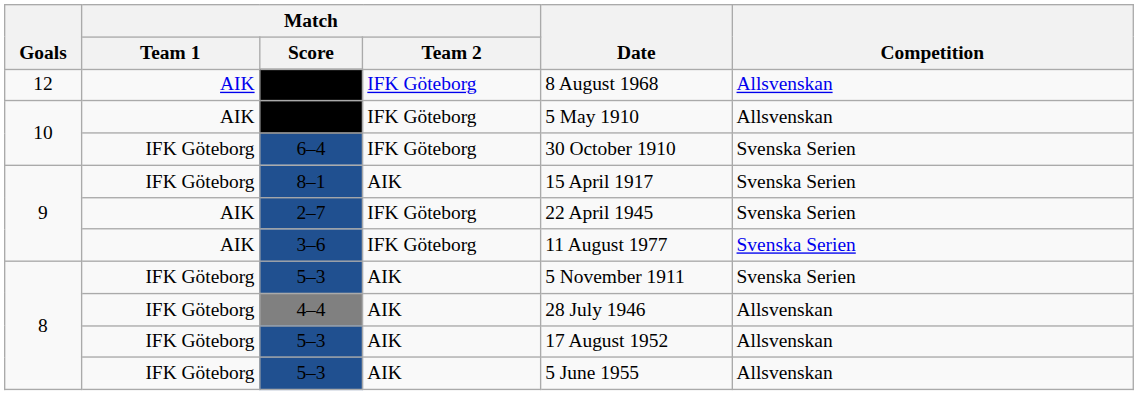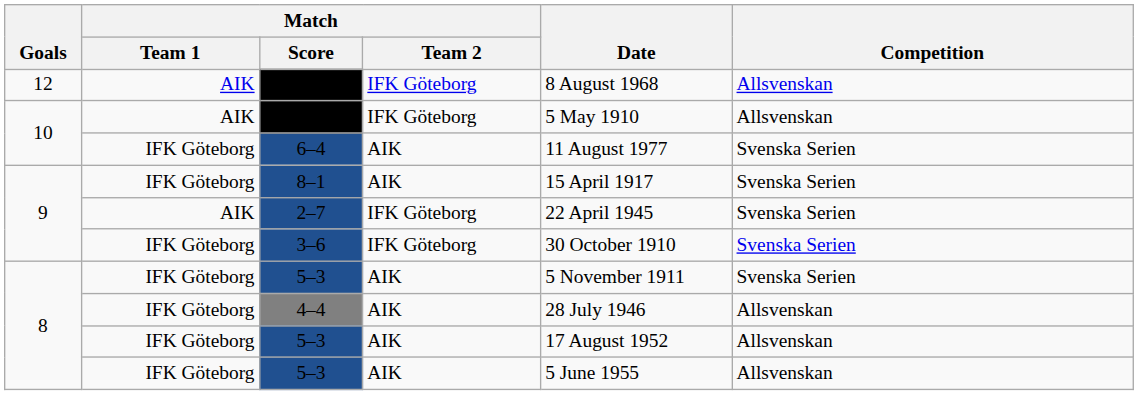(422, 149) IFK Göteborg -> (385, 149) AIK
(610, 149) 30 October 1910 -> (606, 149) 11 August 1977
(237, 245) AIK -> (200, 245) IFK Göteborg
(606, 245) 11 August 1977 -> (610, 245) 30 October 1910
